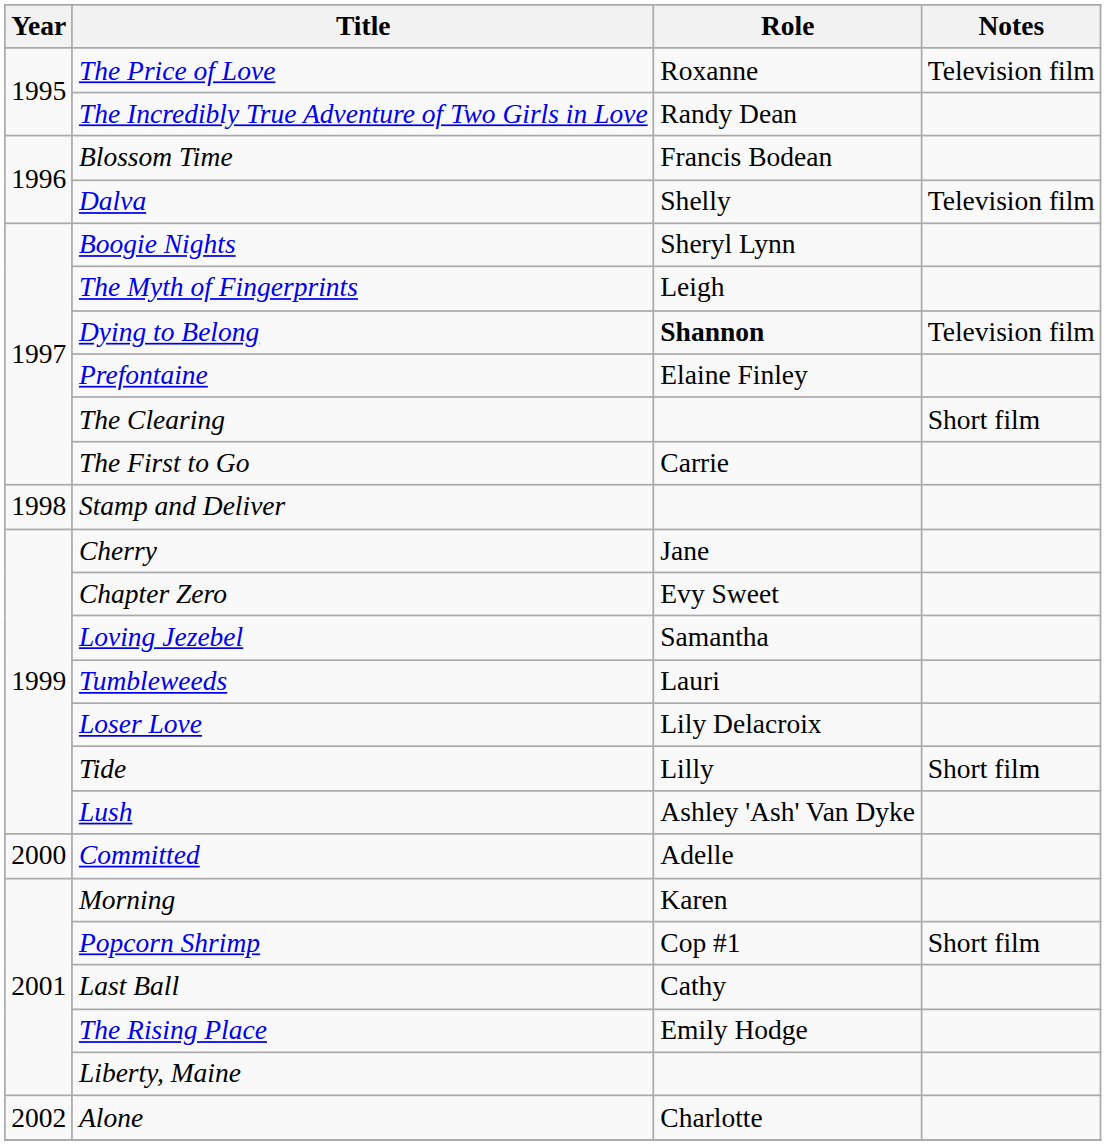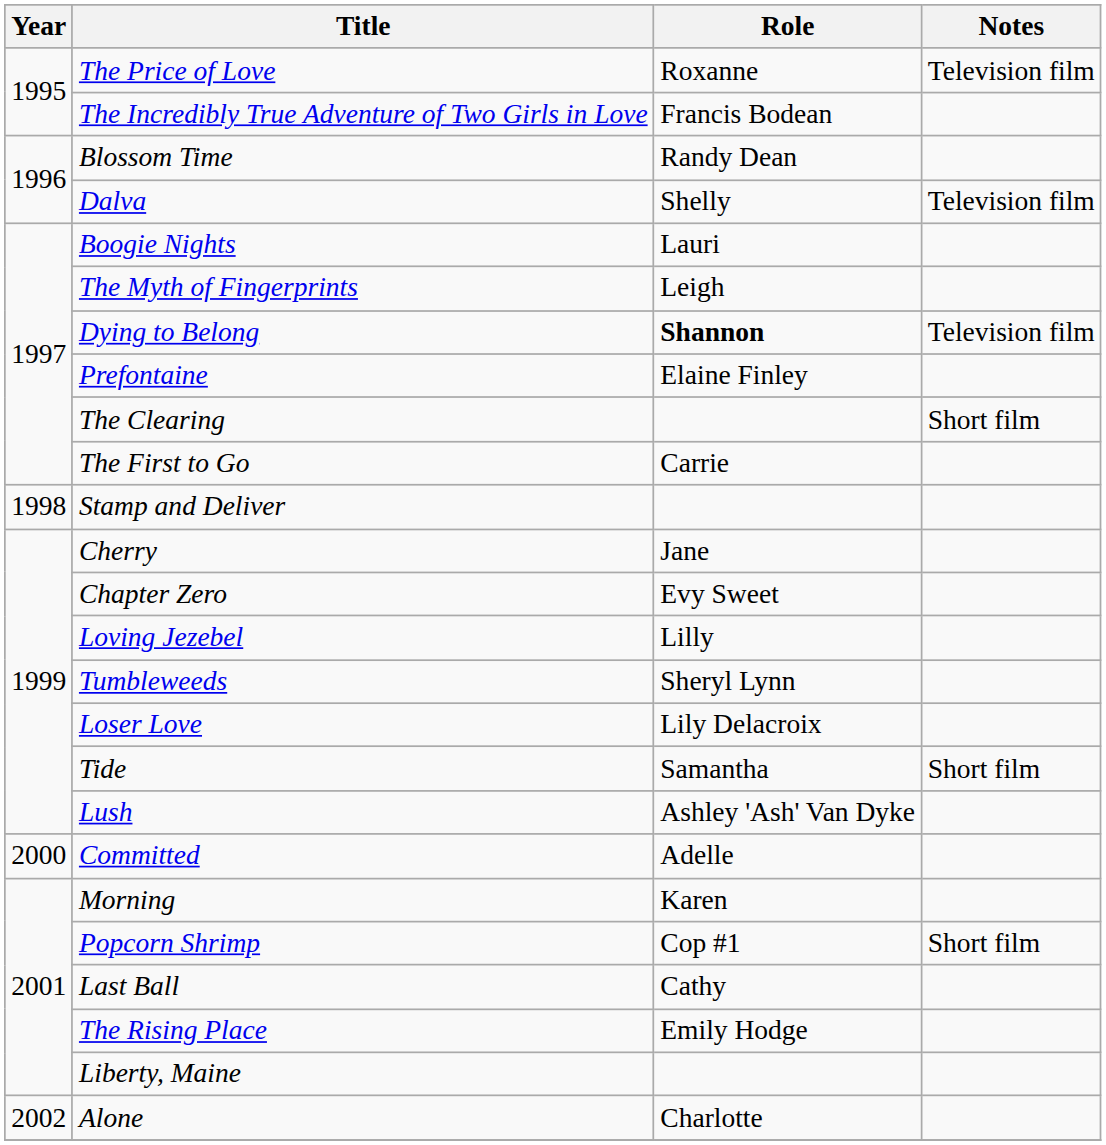(729, 113) Randy Dean -> (746, 113) Francis Bodean
(746, 157) Francis Bodean -> (729, 157) Randy Dean
(728, 244) Sheryl Lynn -> (690, 244) Lauri
(715, 637) Samantha -> (687, 637) Lilly
(690, 680) Lauri -> (728, 680) Sheryl Lynn
(687, 768) Lilly -> (715, 768) Samantha
